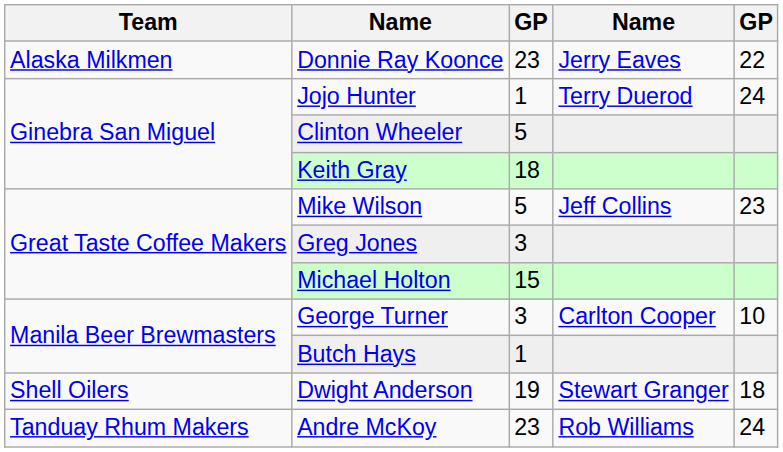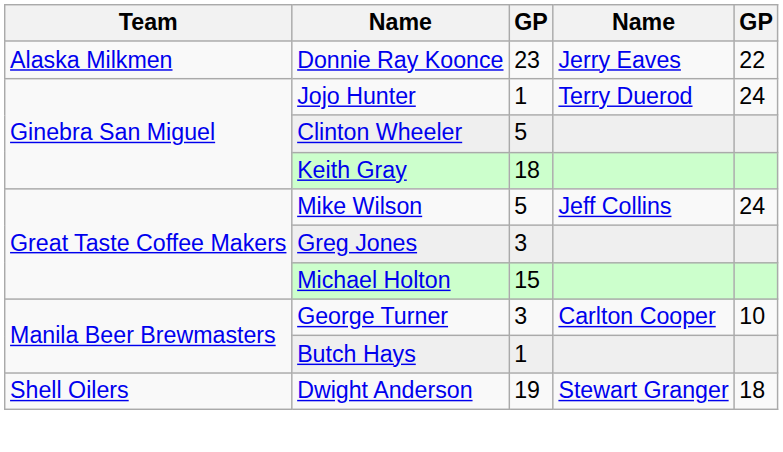(752, 206) 23 -> (752, 206) 24
- row: (367, 427)
